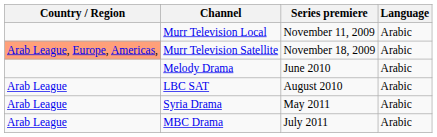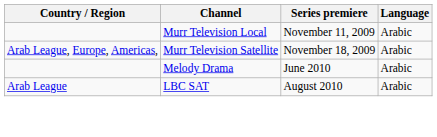(83, 50) lightsalmon background -> (83, 50) no background
- row: (193, 104)
- row: (193, 123)
